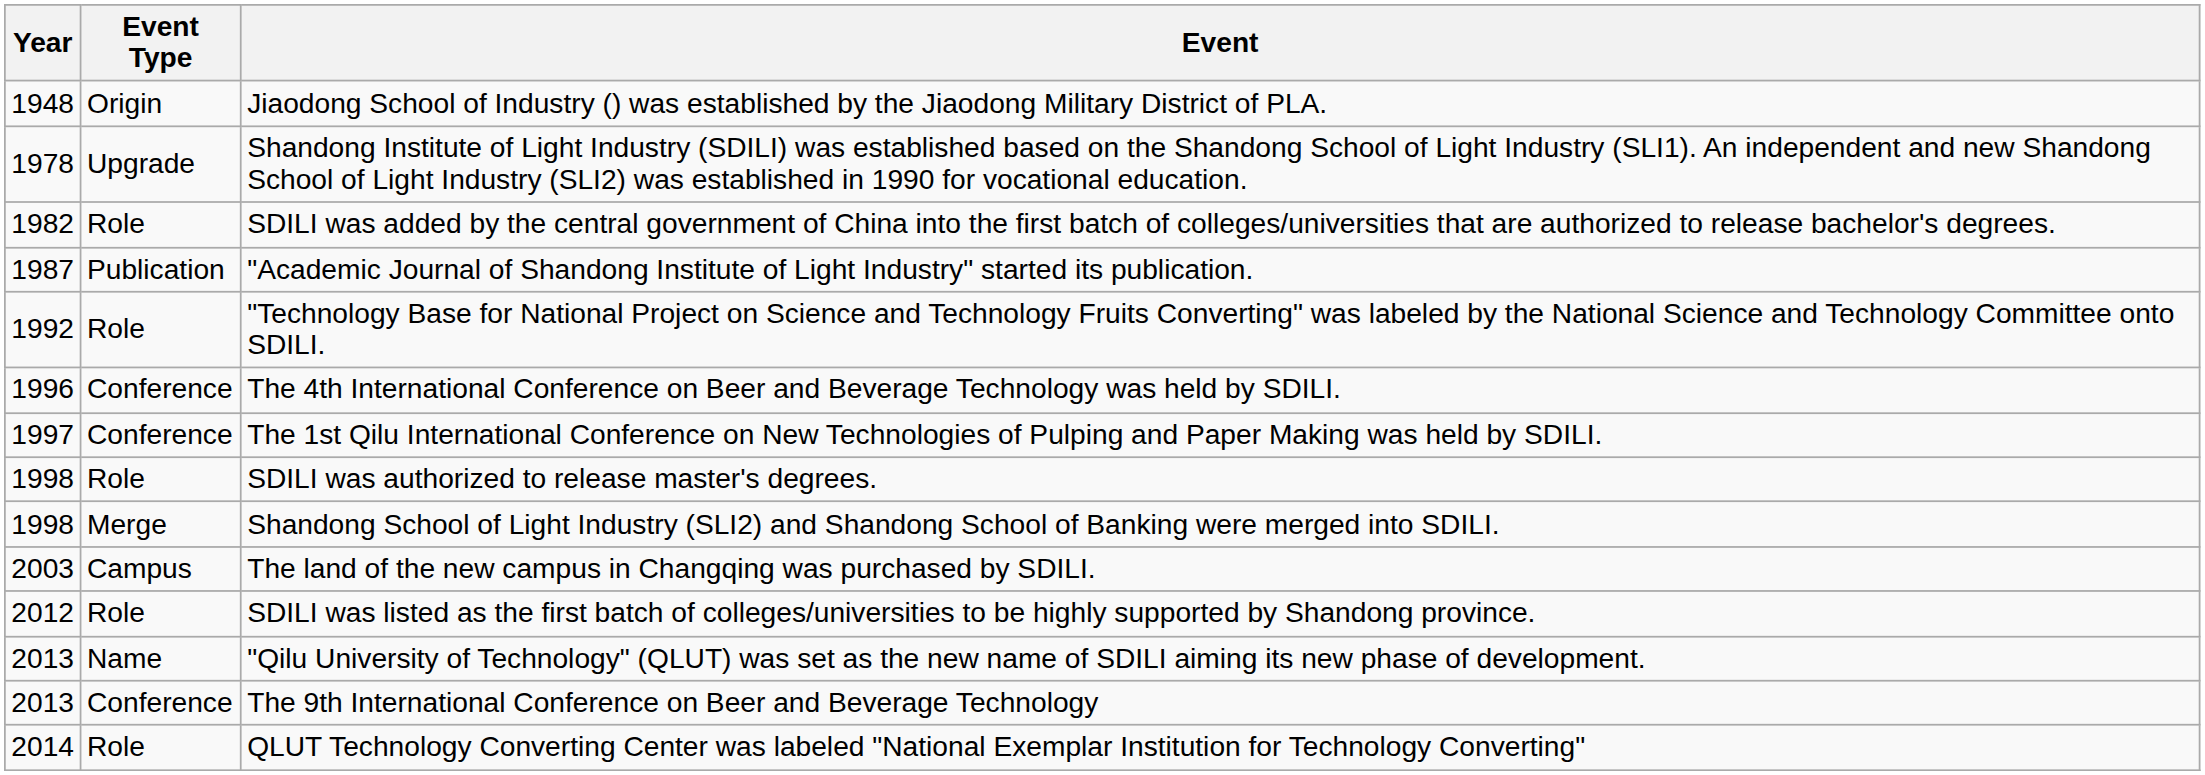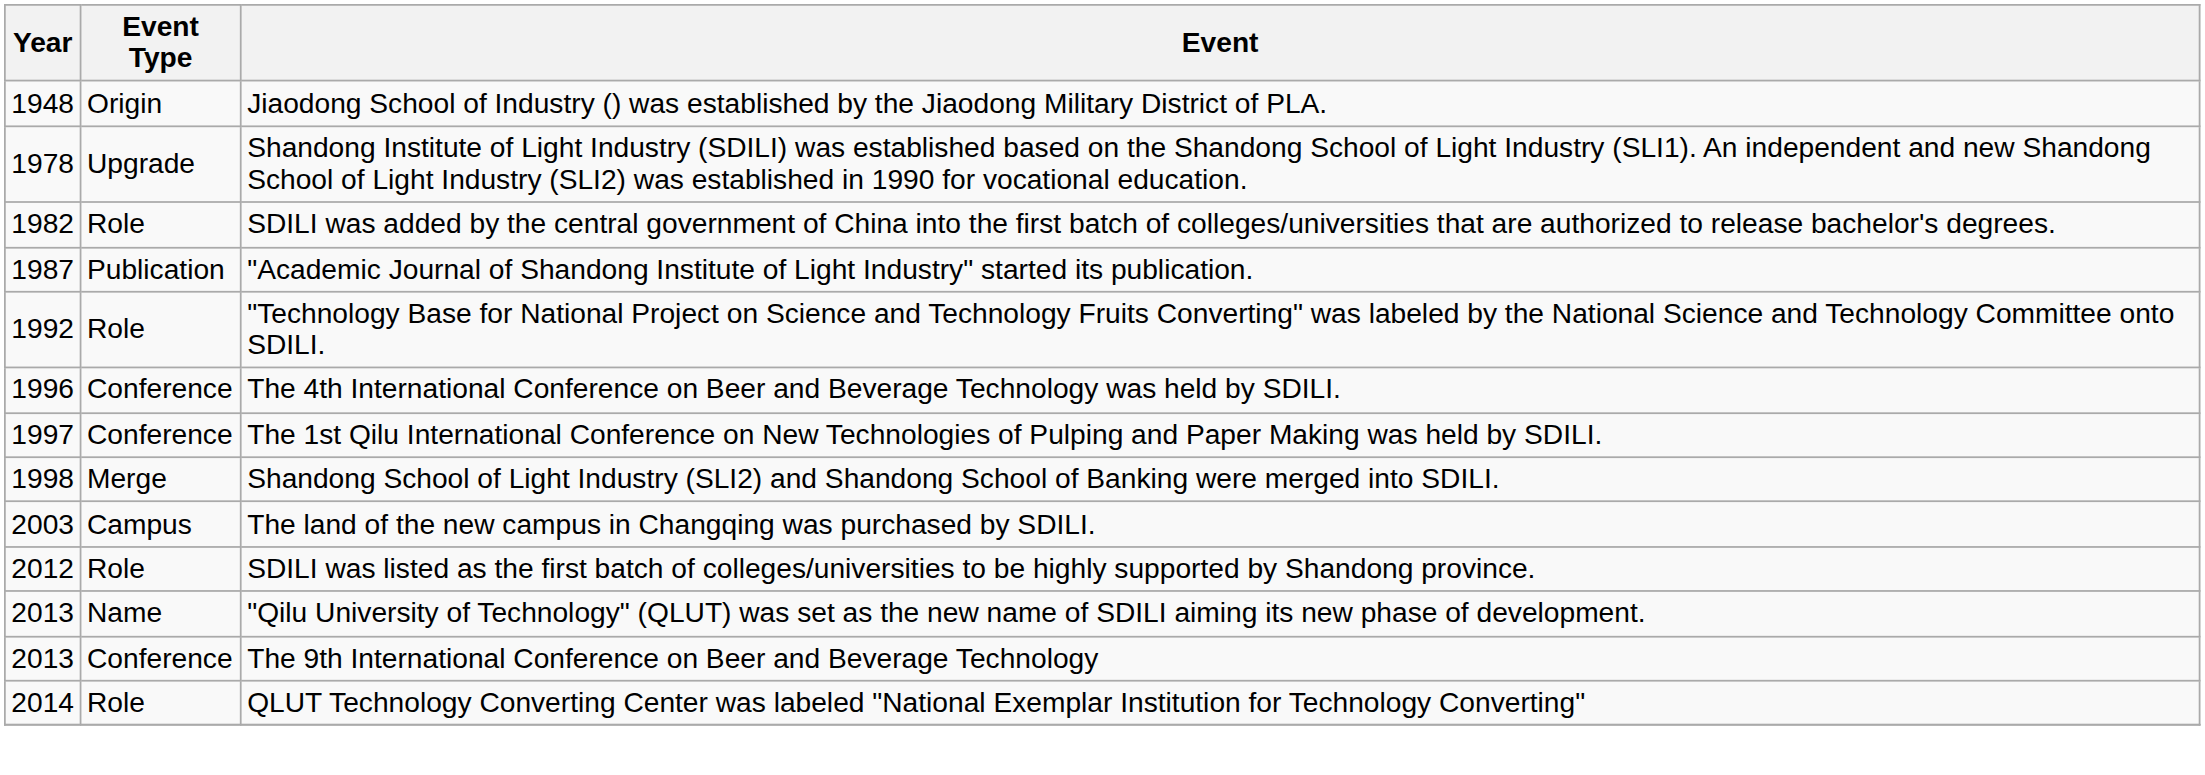- row: (562, 479)
